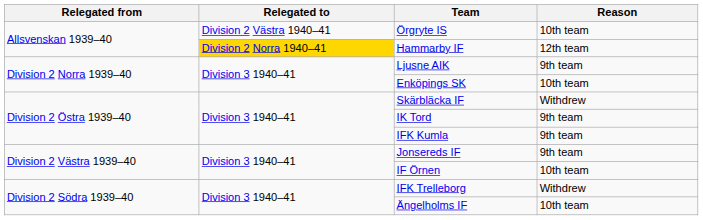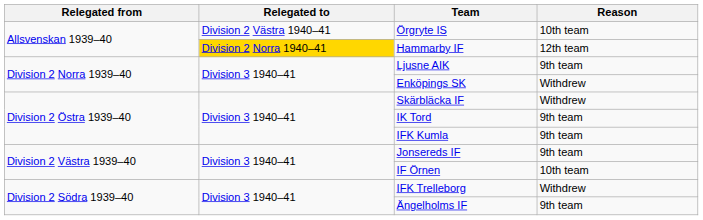(564, 83) 10th team -> (563, 83) Withdrew
(564, 205) 10th team -> (561, 205) 9th team
